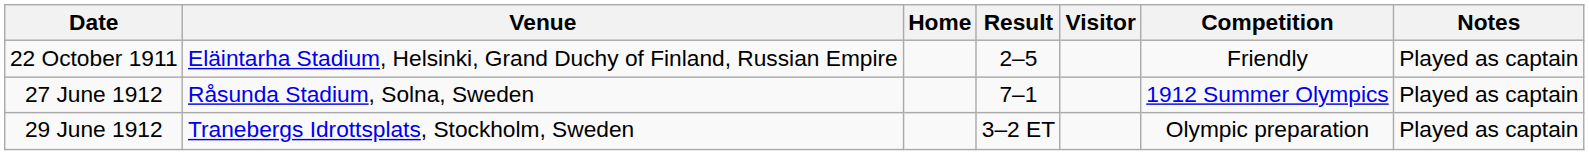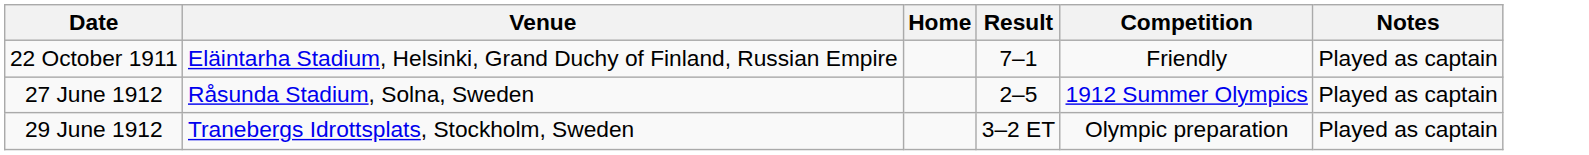- column: (1101, 22)
(1018, 58) 2–5 -> (1018, 58) 7–1
(1018, 94) 7–1 -> (1018, 94) 2–5
